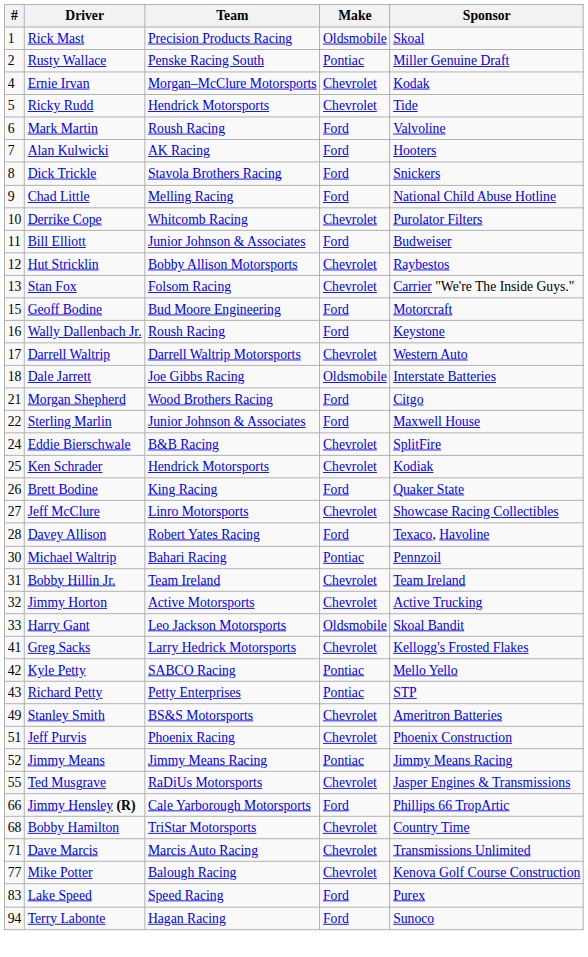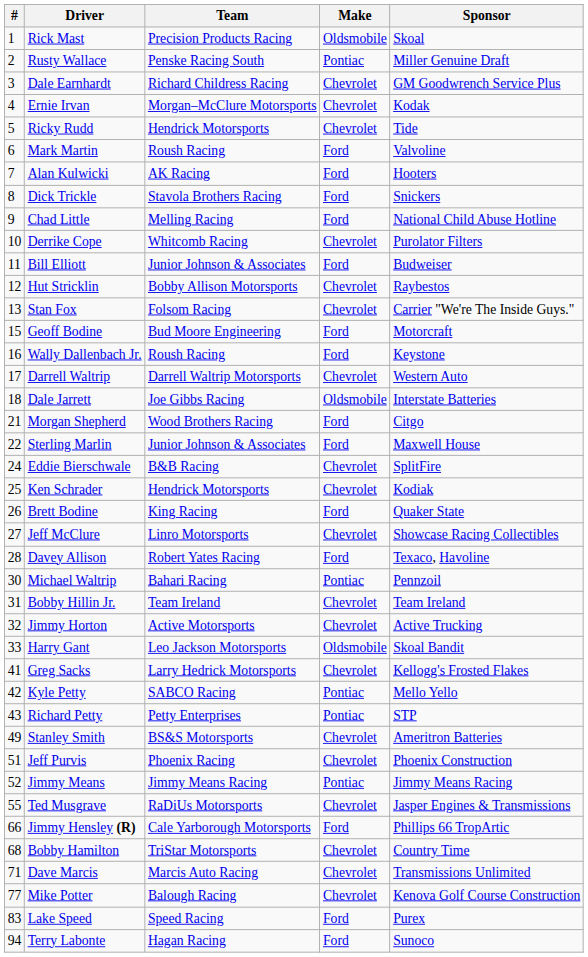+ row: (69, 83)
